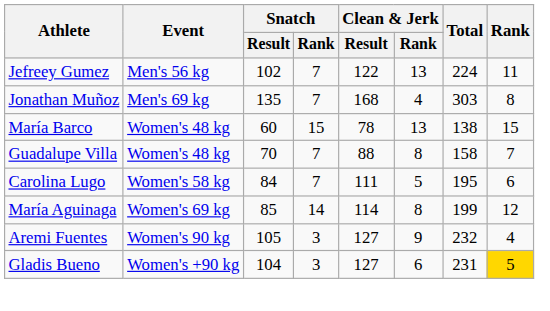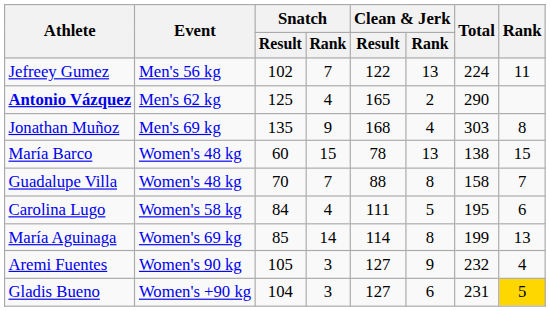+ row: (70, 99)
(316, 99) 7 -> (328, 127) 9
(316, 182) 7 -> (328, 210) 4
(510, 210) 12 -> (522, 237) 13
